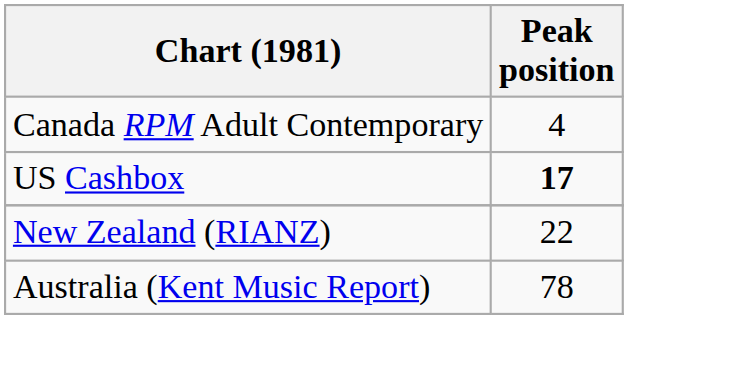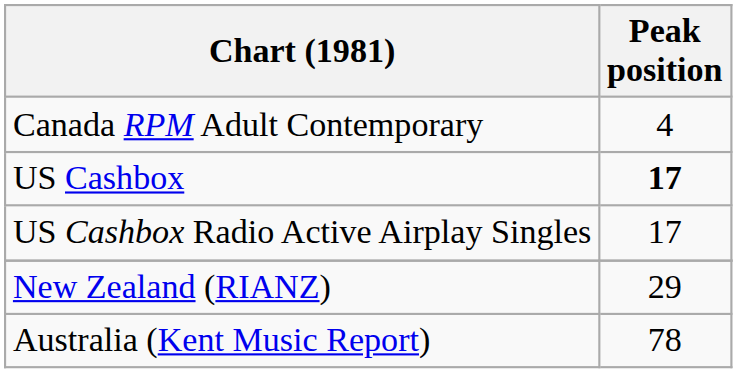+ row: (302, 232)
(557, 232) 22 -> (665, 286) 29
